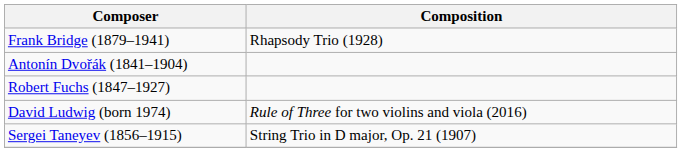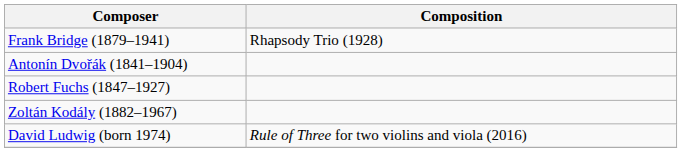+ row: (92, 111)
- row: (95, 135)
